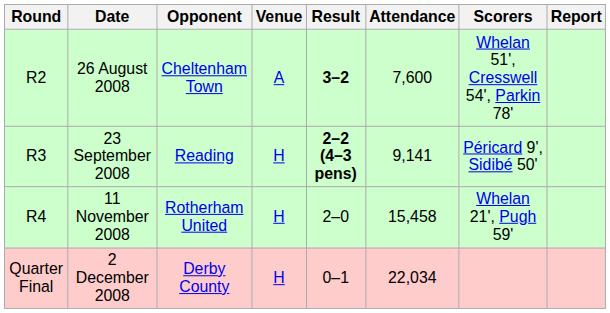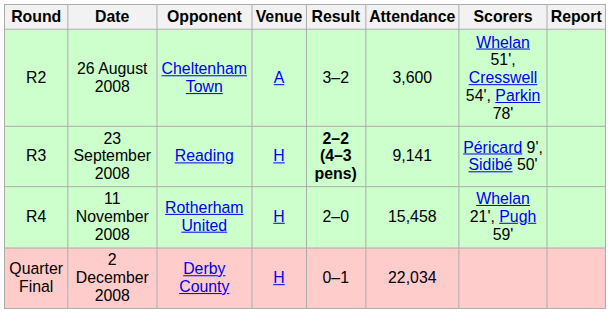(336, 77) bold -> (336, 77) normal
(412, 77) 7,600 -> (412, 77) 3,600
